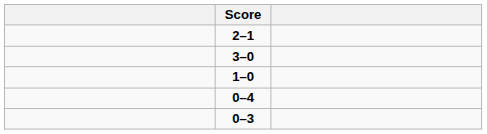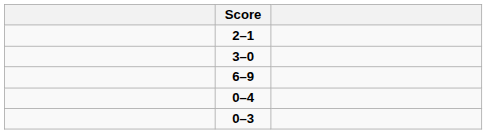- row: (243, 77)
+ row: (243, 77)
